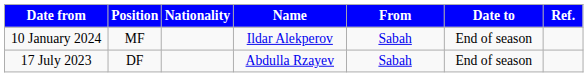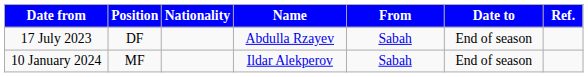rows swapped: (56, 61) <-> (56, 38)
